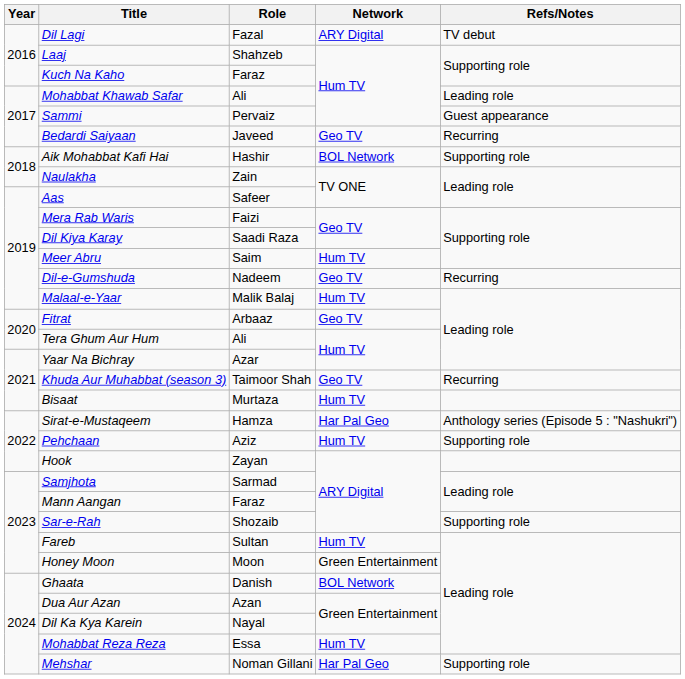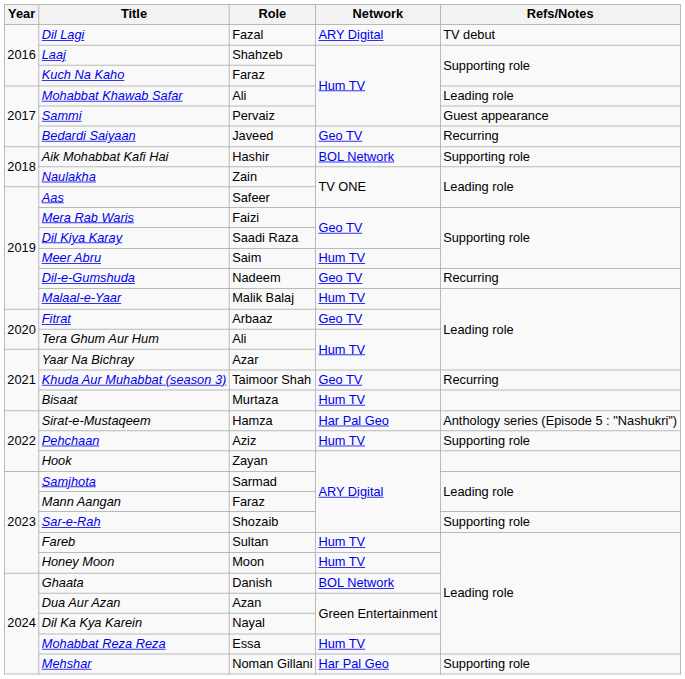(378, 562) Green Entertainment -> (342, 562) Hum TV
